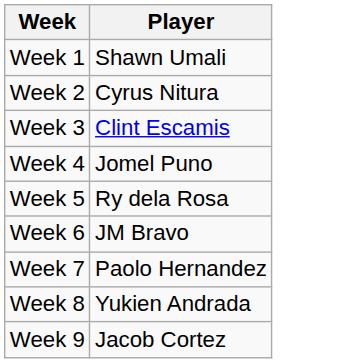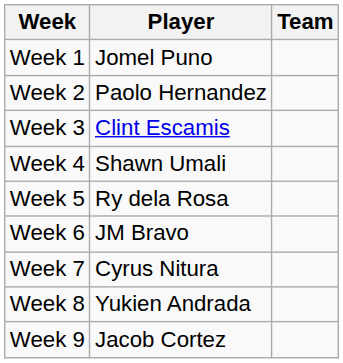+ column: (305, 22)
(161, 57) Shawn Umali -> (154, 57) Jomel Puno
(157, 92) Cyrus Nitura -> (181, 92) Paolo Hernandez
(154, 163) Jomel Puno -> (161, 163) Shawn Umali
(181, 269) Paolo Hernandez -> (157, 269) Cyrus Nitura
